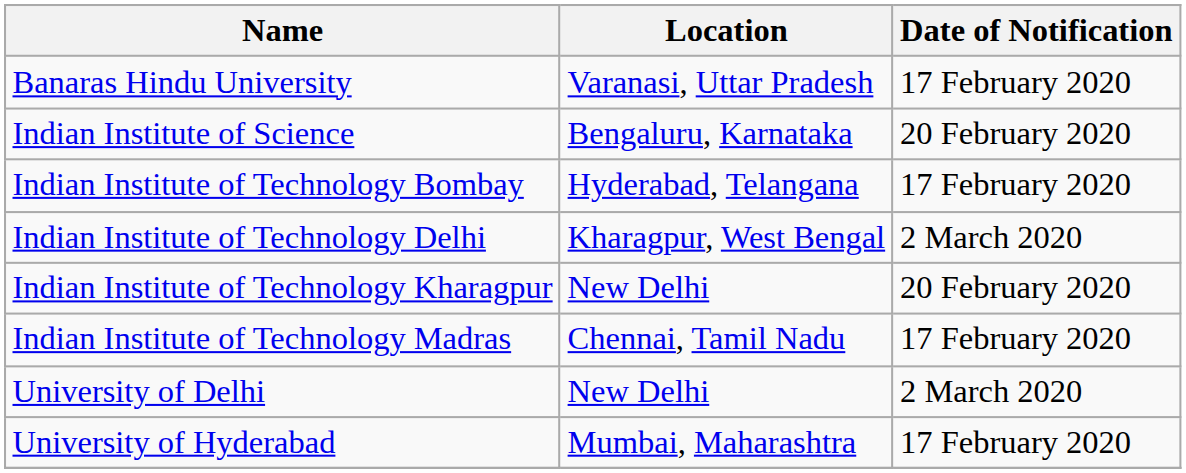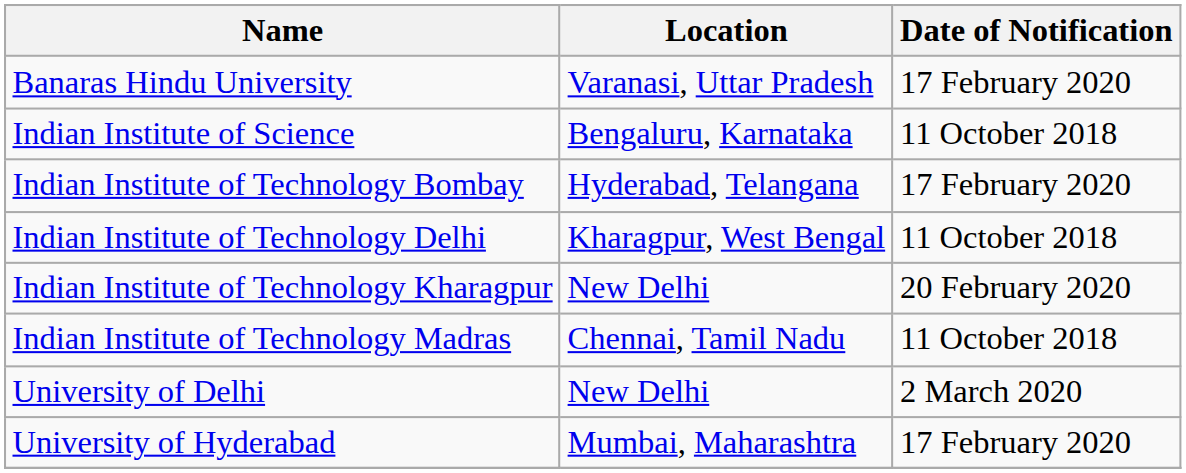(1016, 133) 20 February 2020 -> (1009, 133) 11 October 2018
(991, 236) 2 March 2020 -> (1009, 236) 11 October 2018
(1016, 339) 17 February 2020 -> (1009, 339) 11 October 2018
